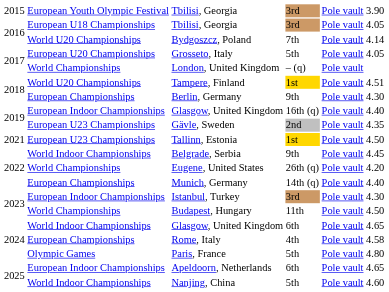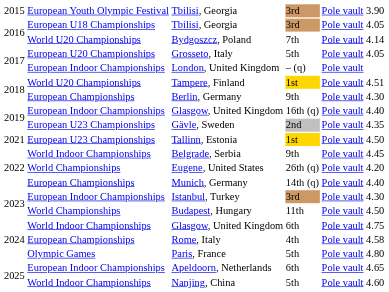(74, 68) World Championships -> (96, 68) European Indoor Championships
(375, 225) 4.65 -> (375, 225) 4.75
